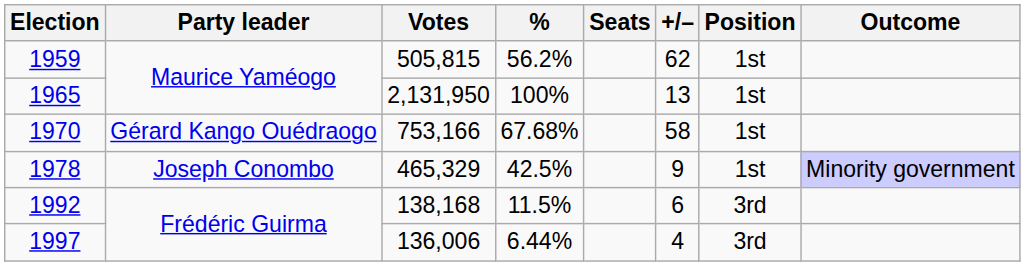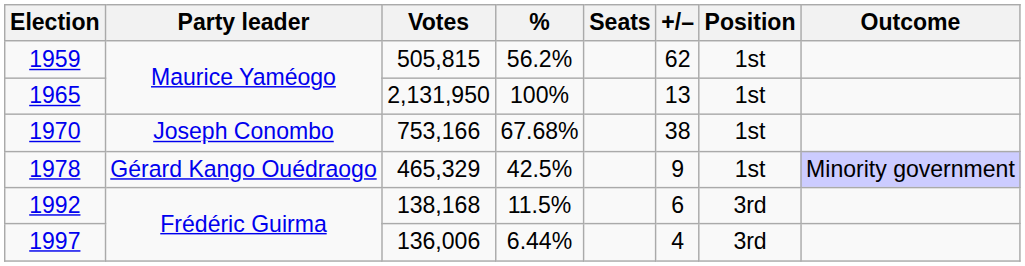(243, 132) Gérard Kango Ouédraogo -> (243, 132) Joseph Conombo
(678, 132) 58 -> (678, 132) 38
(243, 168) Joseph Conombo -> (243, 168) Gérard Kango Ouédraogo
